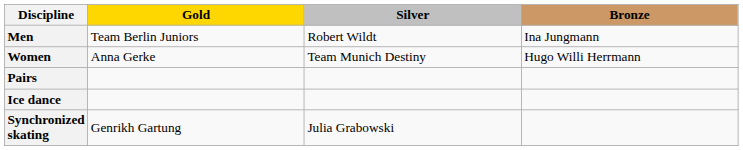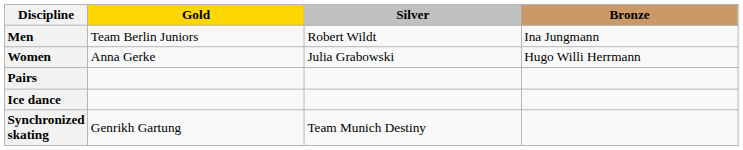(367, 57) Team Munich Destiny -> (351, 57) Julia Grabowski
(351, 127) Julia Grabowski -> (367, 127) Team Munich Destiny
